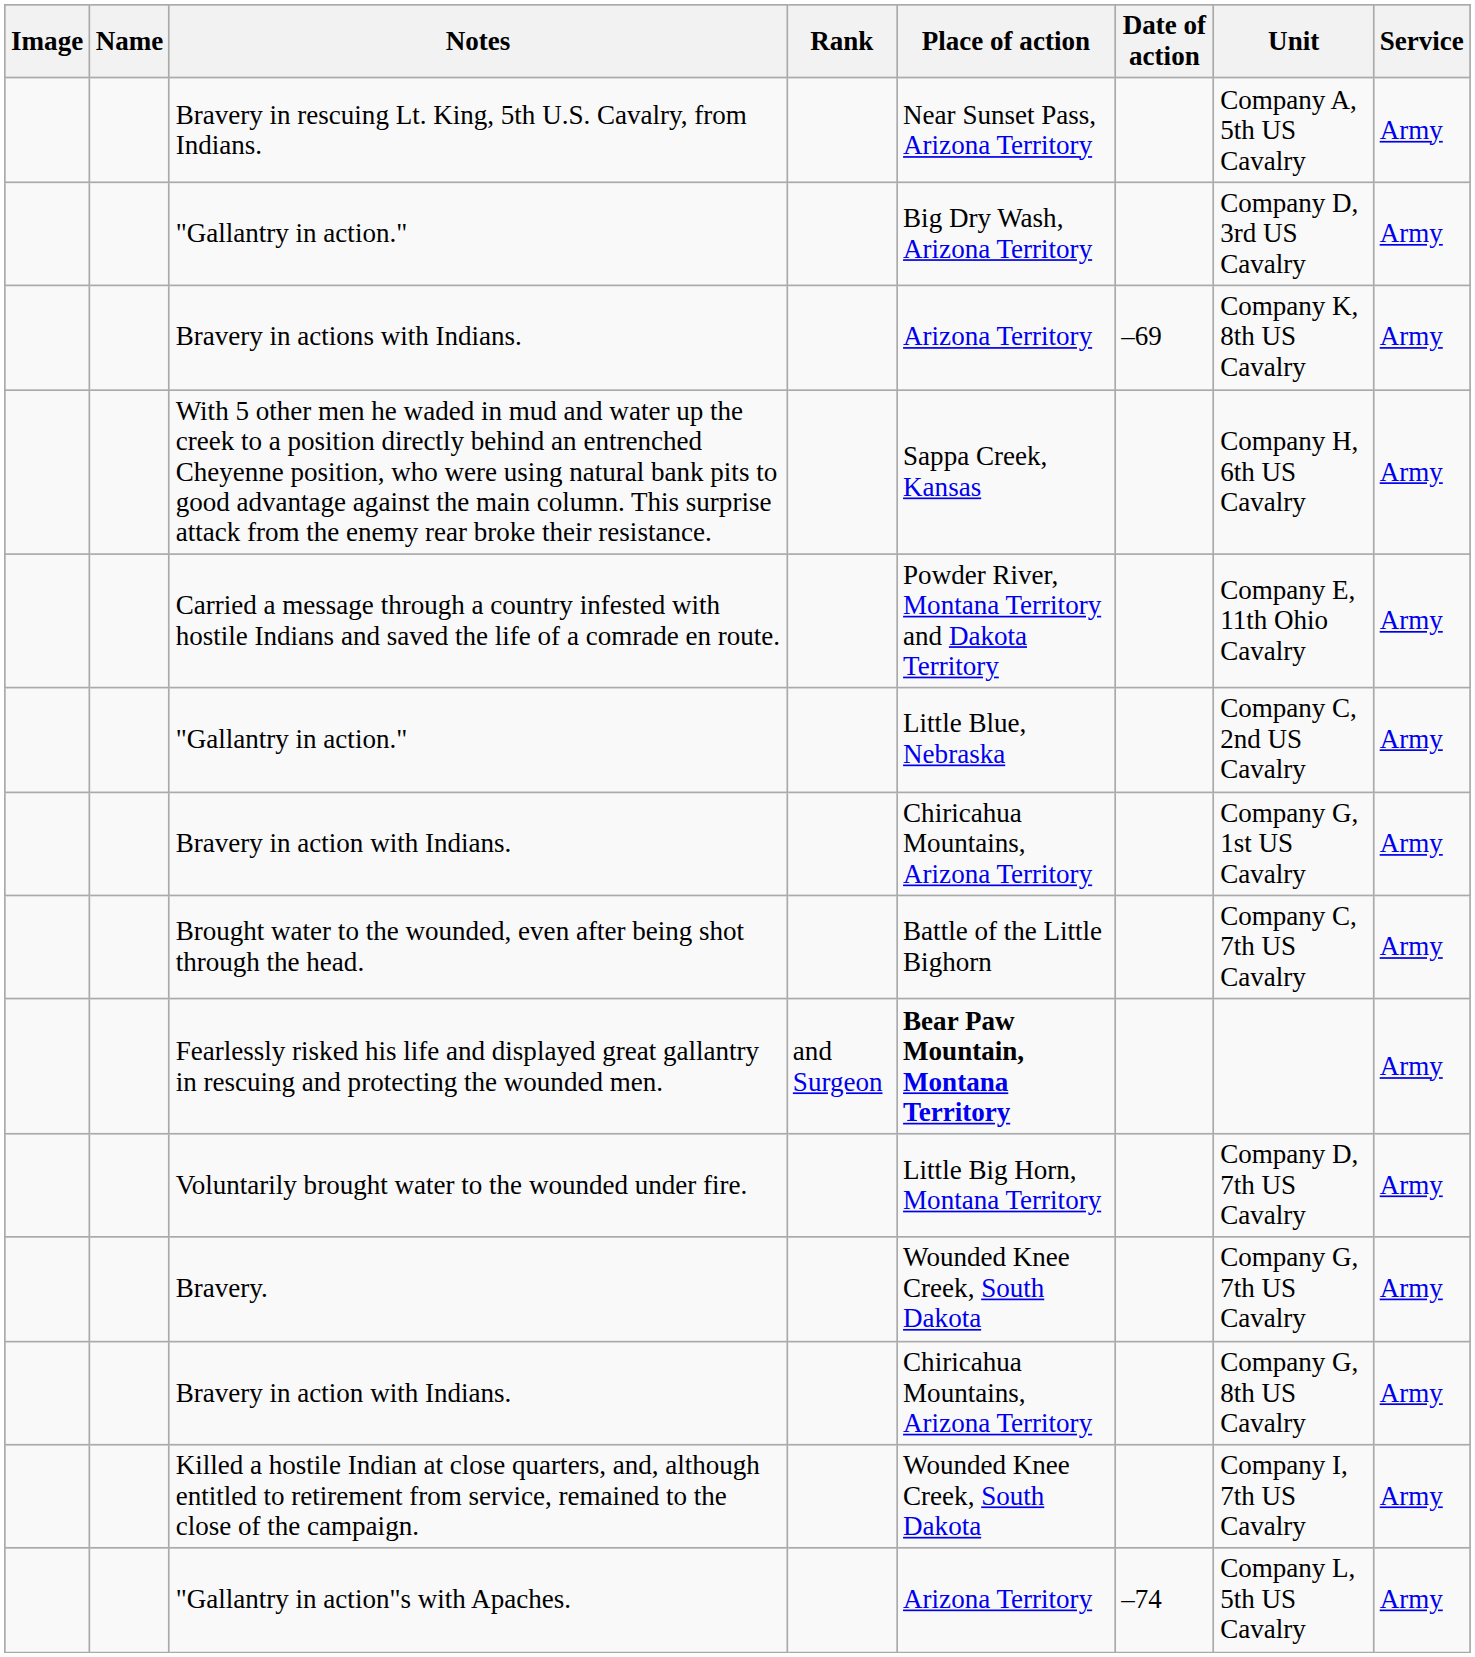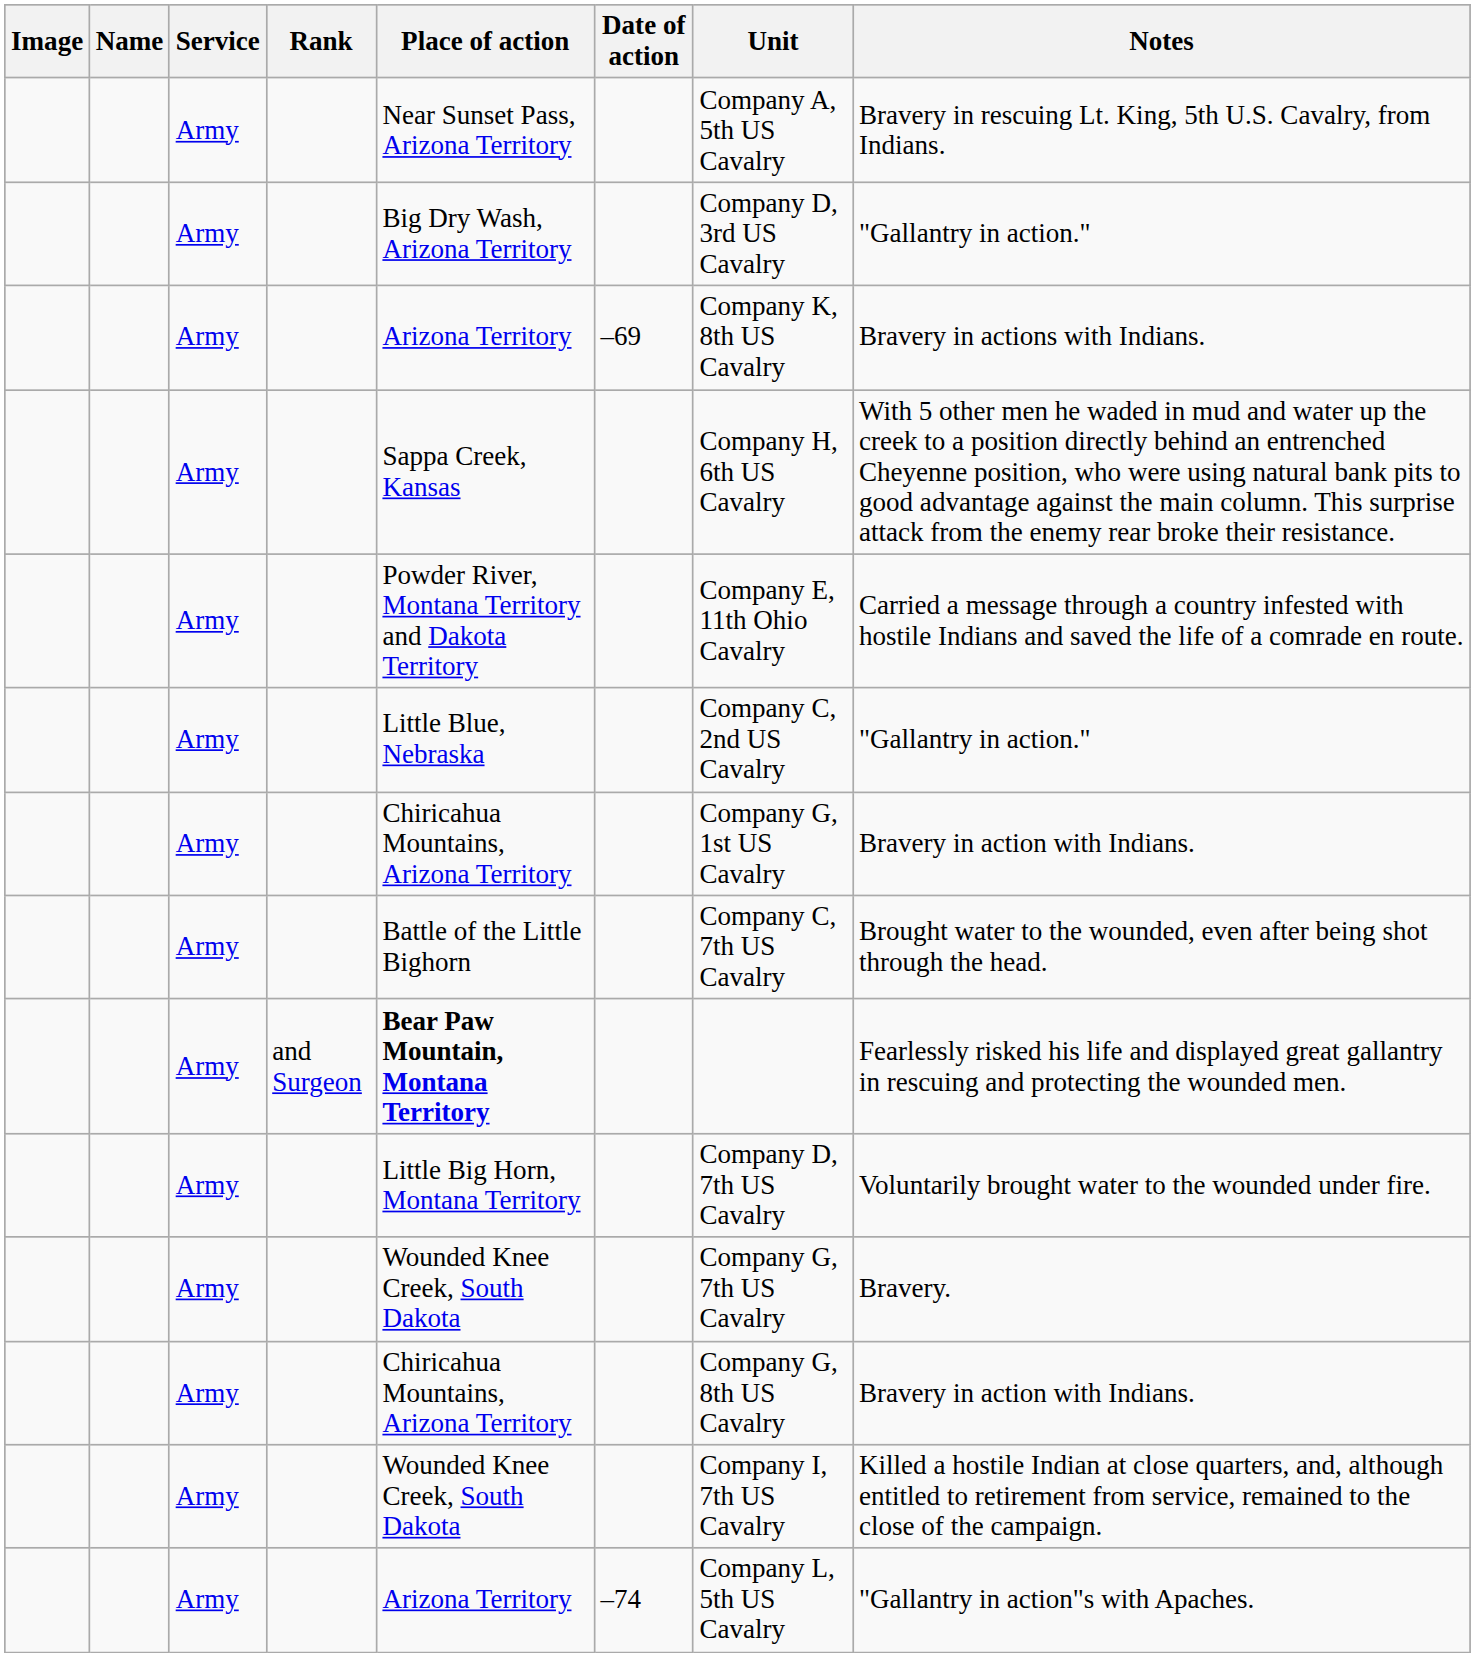columns swapped: (1422, 41) <-> (478, 41)
